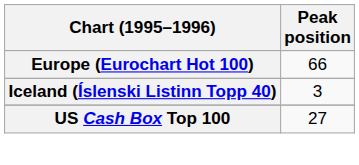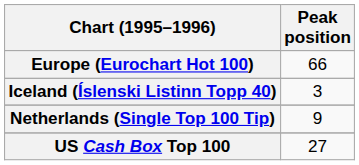+ row: (142, 118)
